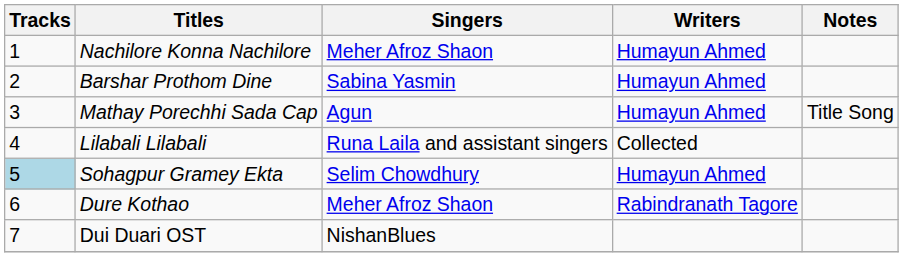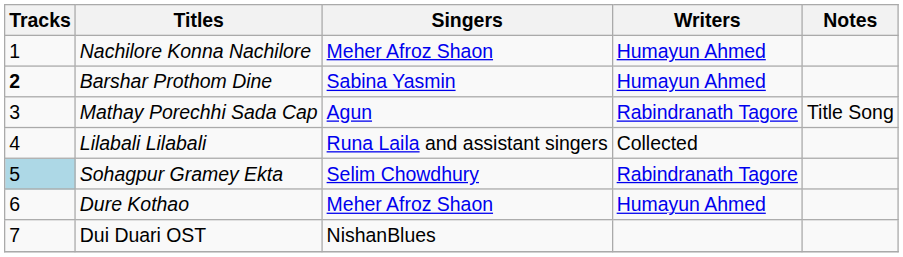(15, 82) normal -> (15, 82) bold
(691, 113) Humayun Ahmed -> (707, 113) Rabindranath Tagore
(691, 174) Humayun Ahmed -> (707, 174) Rabindranath Tagore
(707, 205) Rabindranath Tagore -> (691, 205) Humayun Ahmed
